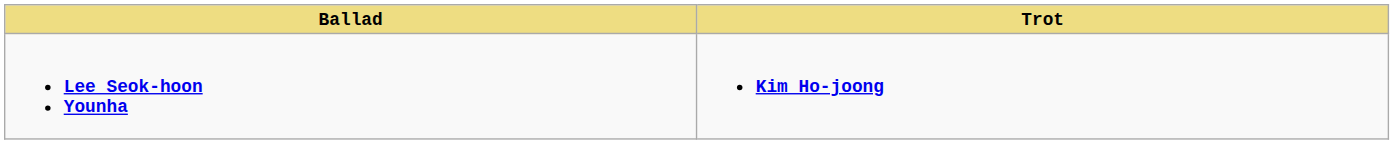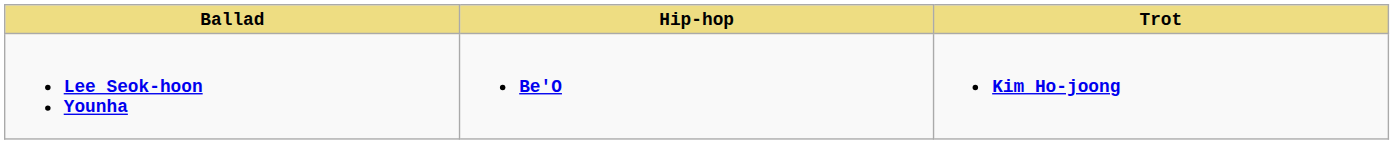+ column: (697, 19)
